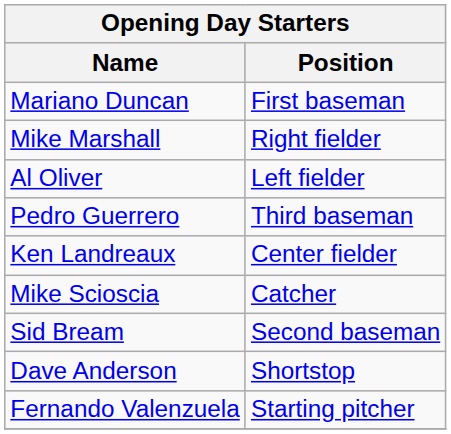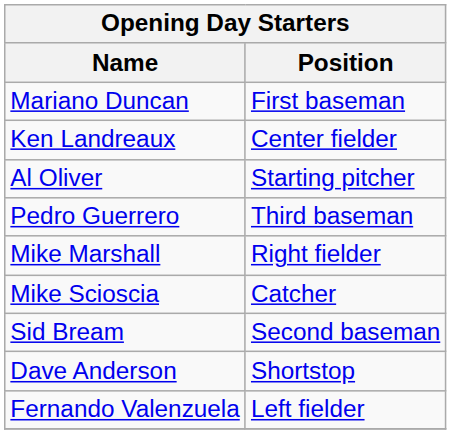rows swapped: (93, 255) <-> (85, 139)
(308, 178) Left fielder -> (333, 178) Starting pitcher
(333, 409) Starting pitcher -> (308, 409) Left fielder
